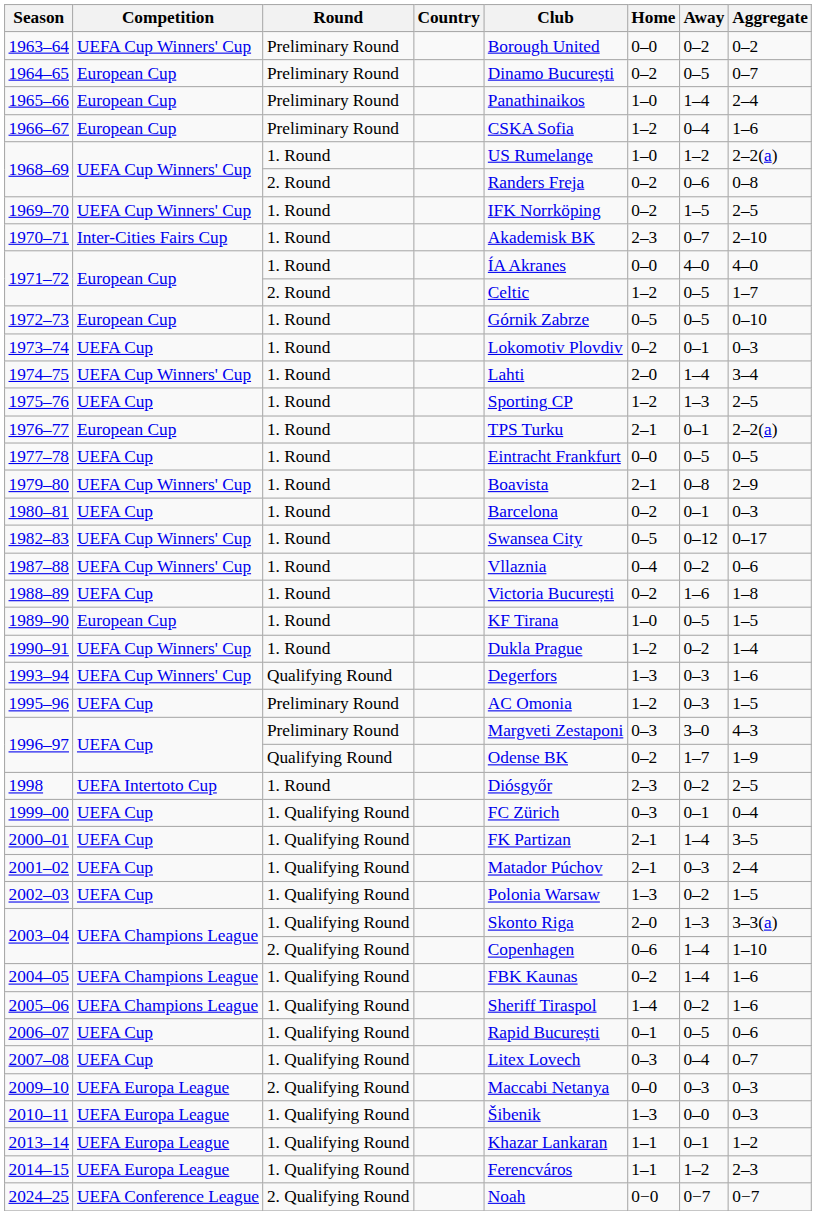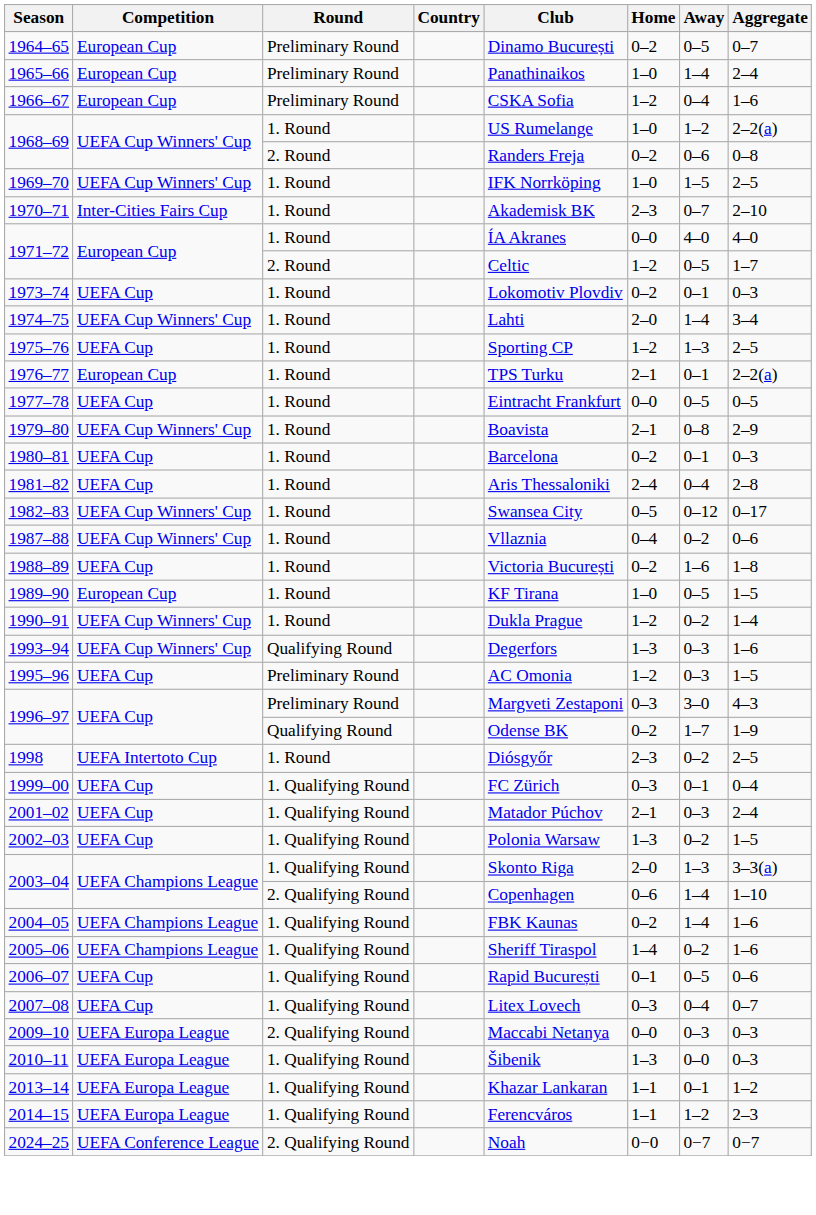- row: (39, 45)
(644, 210) 0–2 -> (644, 182) 1–0
- row: (39, 319)
+ row: (39, 484)
- row: (39, 840)
